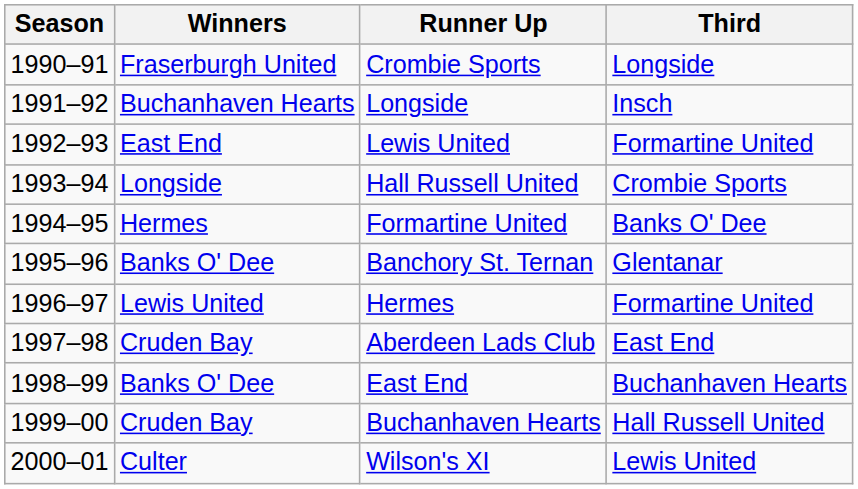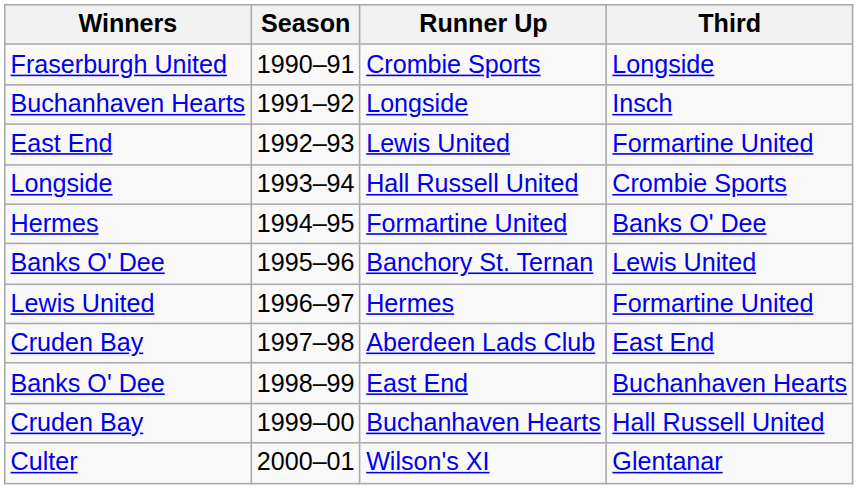columns swapped: (59, 24) <-> (237, 24)
(668, 263) Glentanar -> (684, 263) Lewis United
(684, 462) Lewis United -> (668, 462) Glentanar
